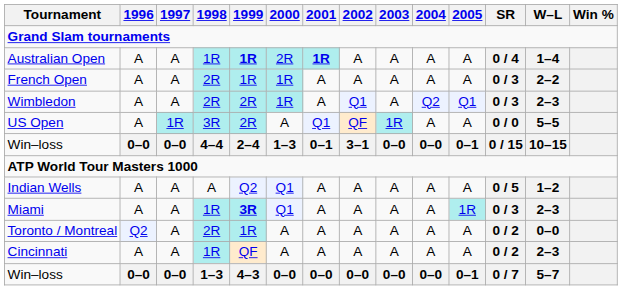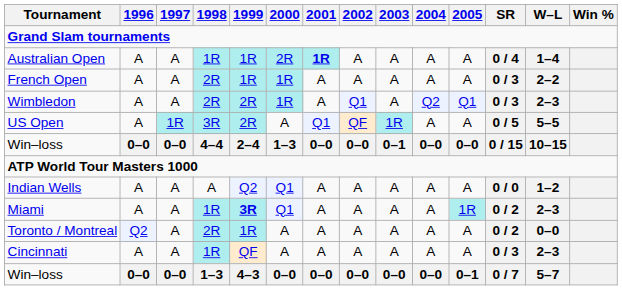(248, 58) bold -> (248, 58) normal
(506, 123) 0 / 0 -> (506, 123) 0 / 5
(321, 144) 0–1 -> (321, 144) 0–0
(358, 144) 3–1 -> (358, 144) 0–0
(394, 144) 0–0 -> (394, 144) 0–1
(467, 144) 0–1 -> (467, 144) 0–0
(506, 187) 0 / 5 -> (506, 187) 0 / 0
(506, 209) 0 / 3 -> (506, 209) 0 / 2
(506, 252) 0 / 2 -> (506, 252) 0 / 3
